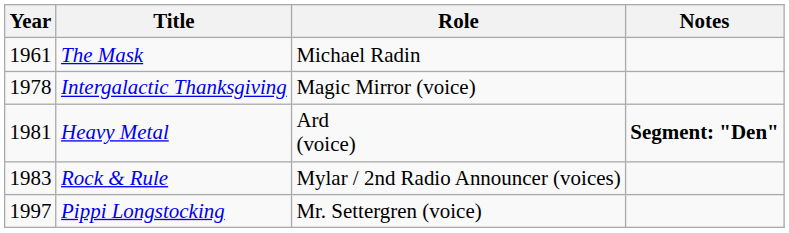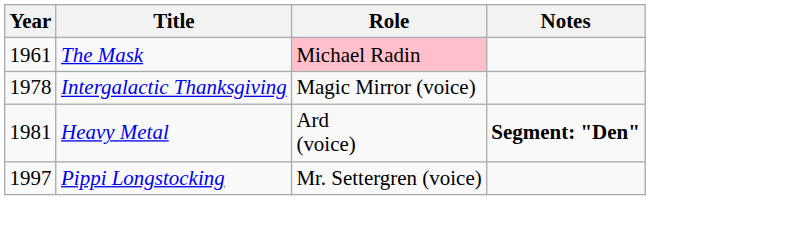(358, 54) no background -> (358, 54) pink background
- row: (115, 177)
